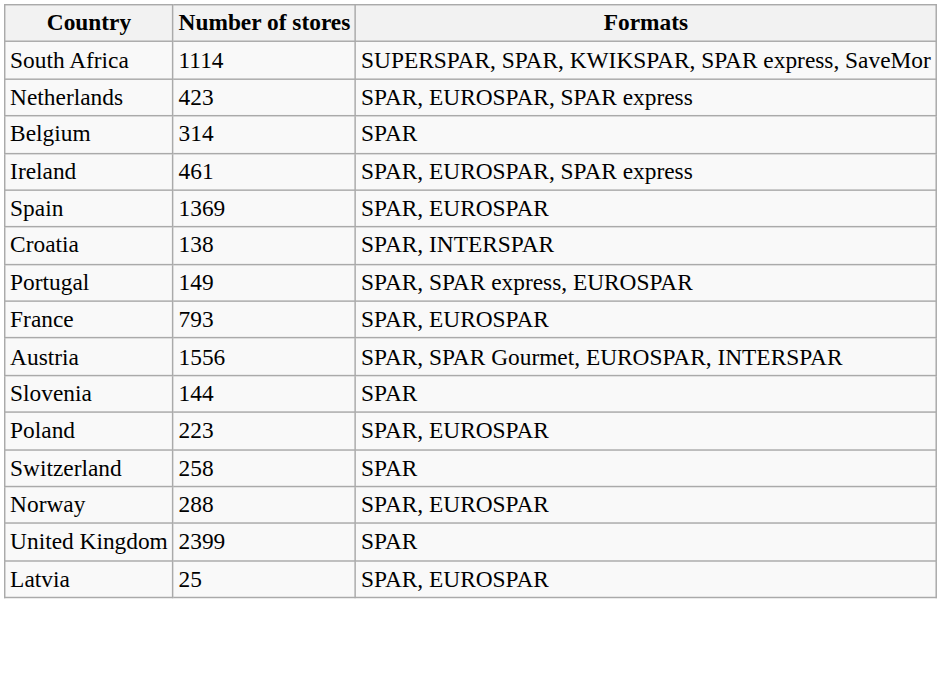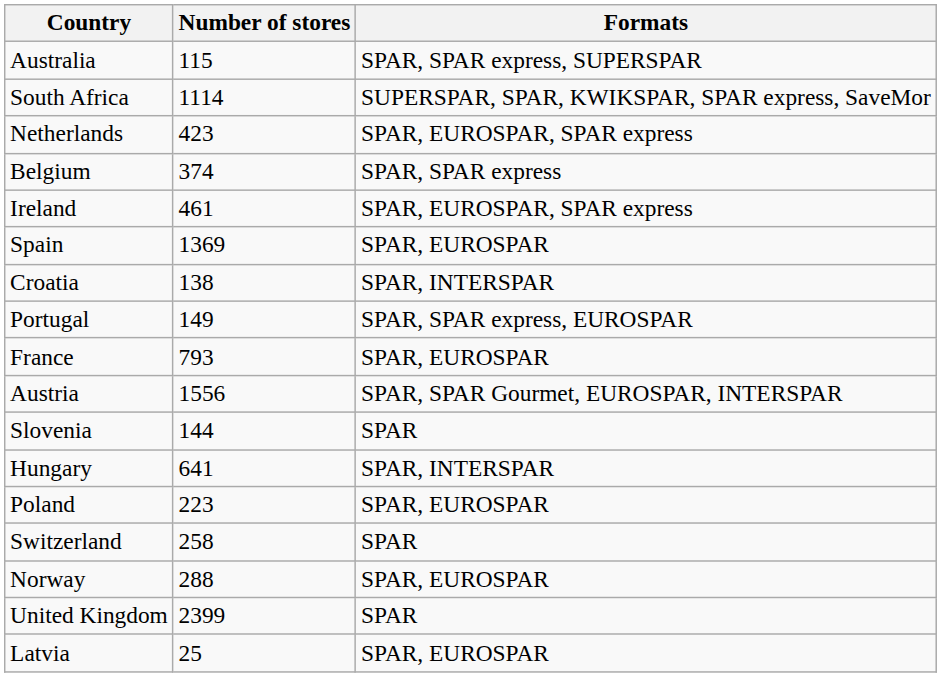+ row: (53, 60)
(196, 134) 314 -> (196, 171) 374
(389, 134) SPAR -> (461, 171) SPAR, SPAR express
+ row: (51, 467)
